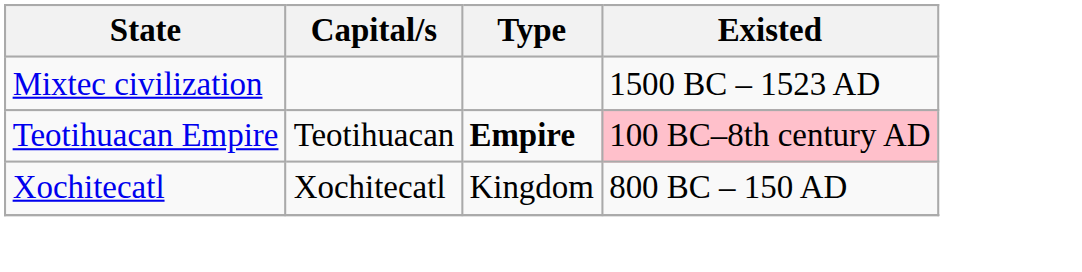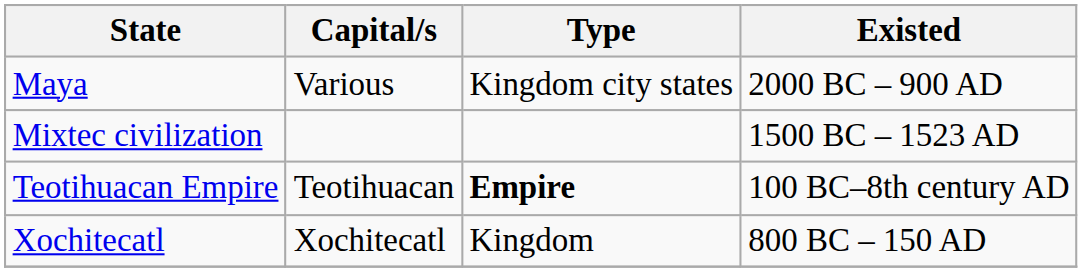+ row: (50, 82)
(770, 135) pink background -> (909, 187) no background
